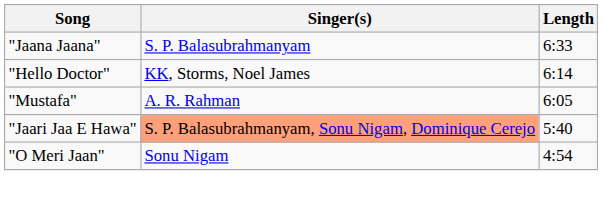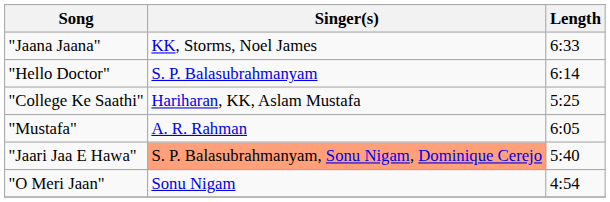(227, 46) S. P. Balasubrahmanyam -> (234, 46) KK, Storms, Noel James
(227, 73) KK, Storms, Noel James -> (234, 73) S. P. Balasubrahmanyam
+ row: (76, 101)
